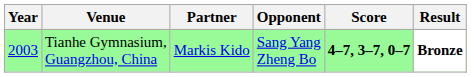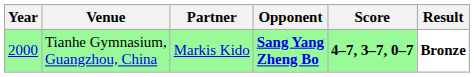(23, 50) 2003 -> (23, 50) 2000
(289, 50) normal -> (290, 50) bold
